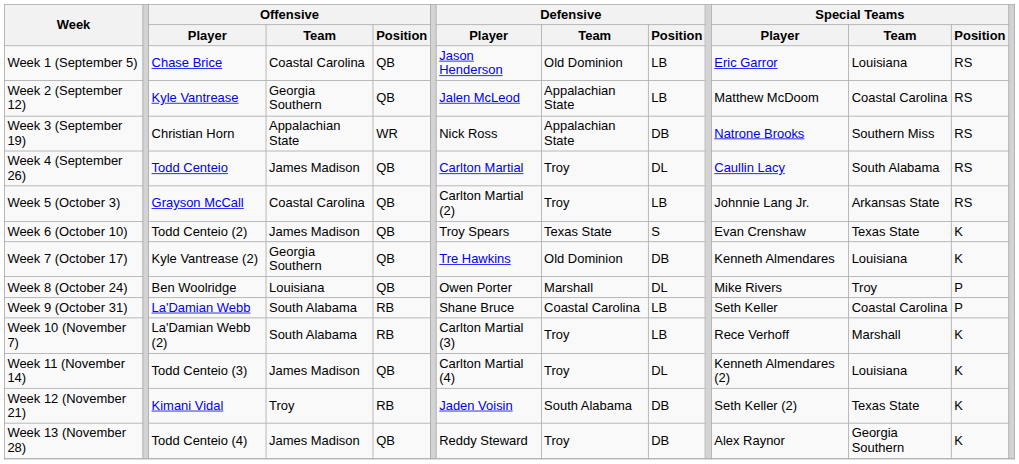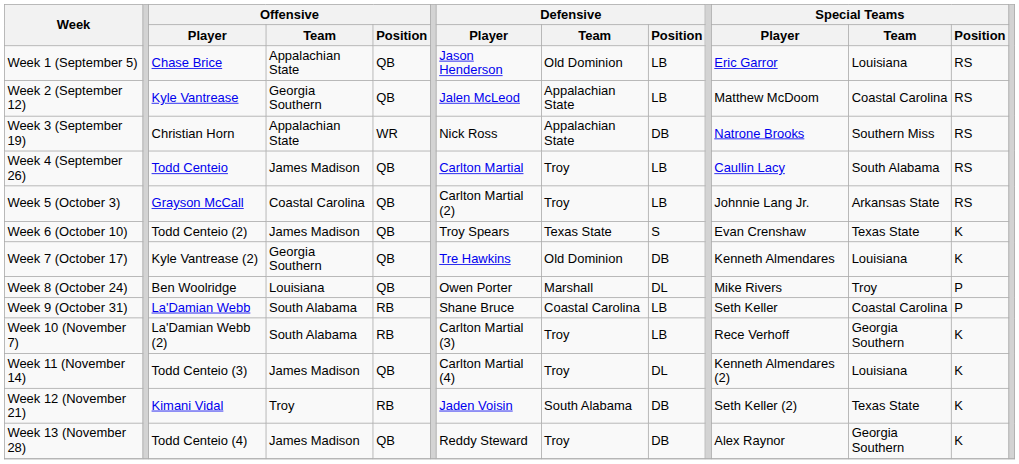(317, 63) Coastal Carolina -> (305, 63) Appalachian State
(660, 168) DL -> (659, 168) LB
(876, 335) Marshall -> (878, 335) Georgia Southern
